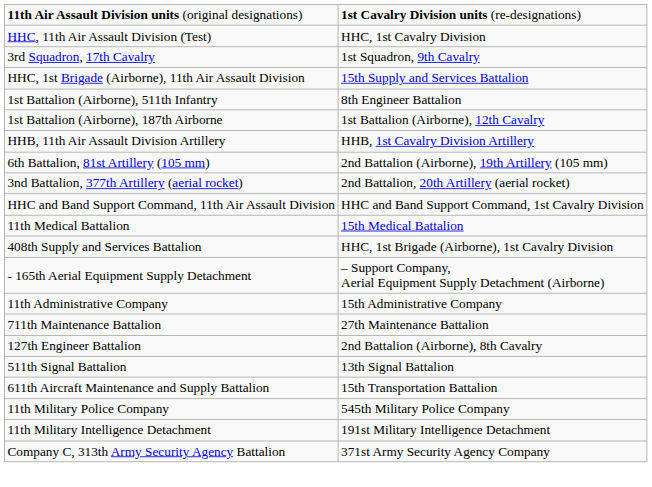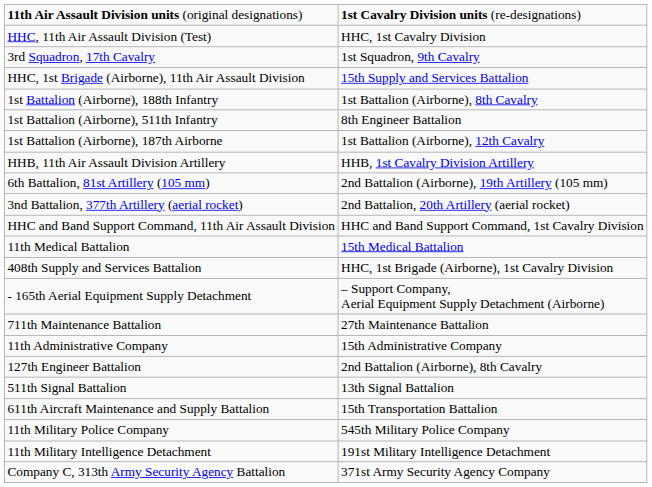+ row: (113, 99)
rows swapped: (88, 303) <-> (84, 324)
